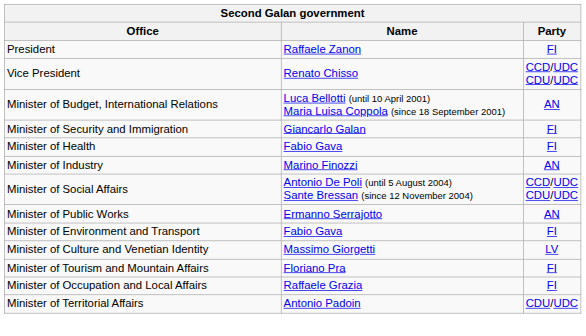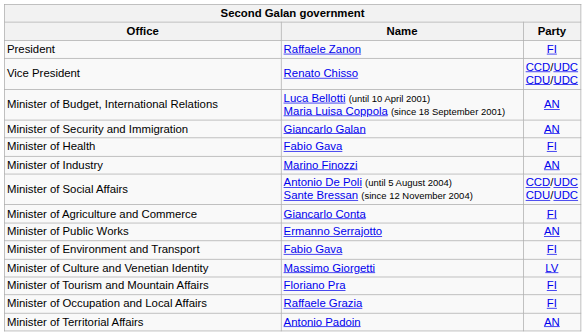(552, 129) FI -> (552, 129) AN
+ row: (102, 213)
(552, 304) CDU/UDC -> (552, 322) AN
